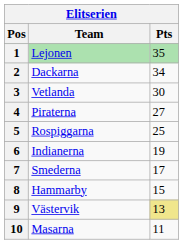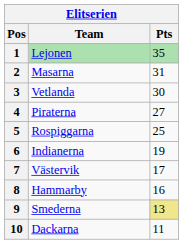(55, 72) Dackarna -> (53, 72) Masarna
(159, 72) 34 -> (159, 72) 31
(56, 170) Smederna -> (55, 170) Västervik
(159, 190) 15 -> (159, 190) 16
(55, 209) Västervik -> (56, 209) Smederna
(53, 229) Masarna -> (55, 229) Dackarna
